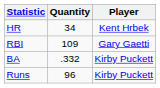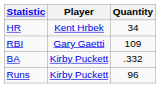columns swapped: (124, 12) <-> (70, 12)
